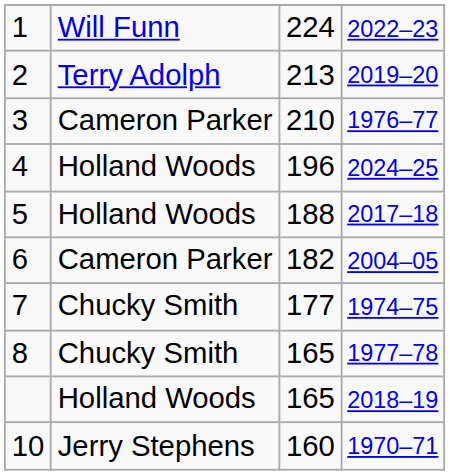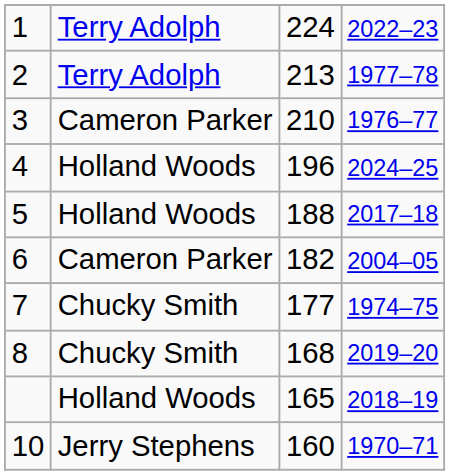(119, 27) Will Funn -> (139, 27) Terry Adolph
(393, 75) 2019–20 -> (393, 75) 1977–78
(310, 352) 165 -> (310, 352) 168
(393, 353) 1977–78 -> (393, 353) 2019–20
